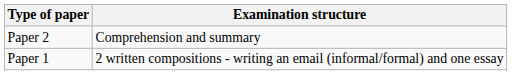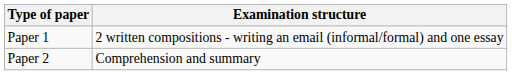rows swapped: (28, 59) <-> (28, 37)
